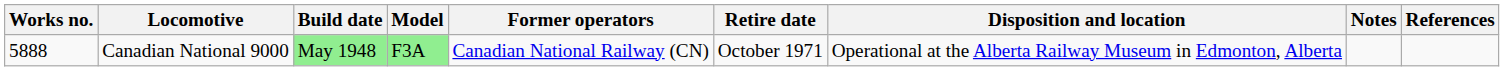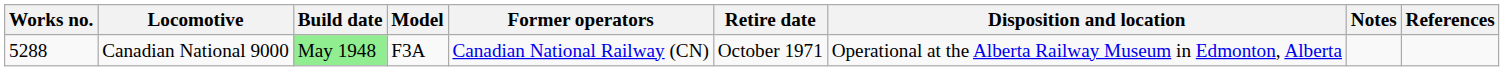(28, 50) 5888 -> (28, 50) 5288
(408, 50) lightgreen background -> (408, 50) no background
